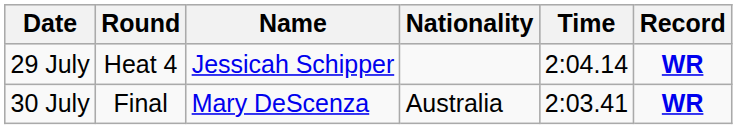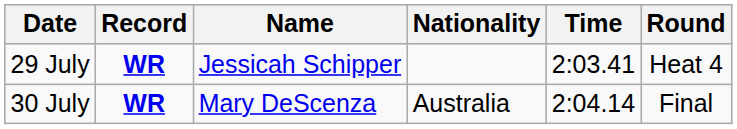columns swapped: (141, 24) <-> (683, 24)
(586, 63) 2:04.14 -> (593, 63) 2:03.41
(586, 103) 2:03.41 -> (593, 103) 2:04.14
